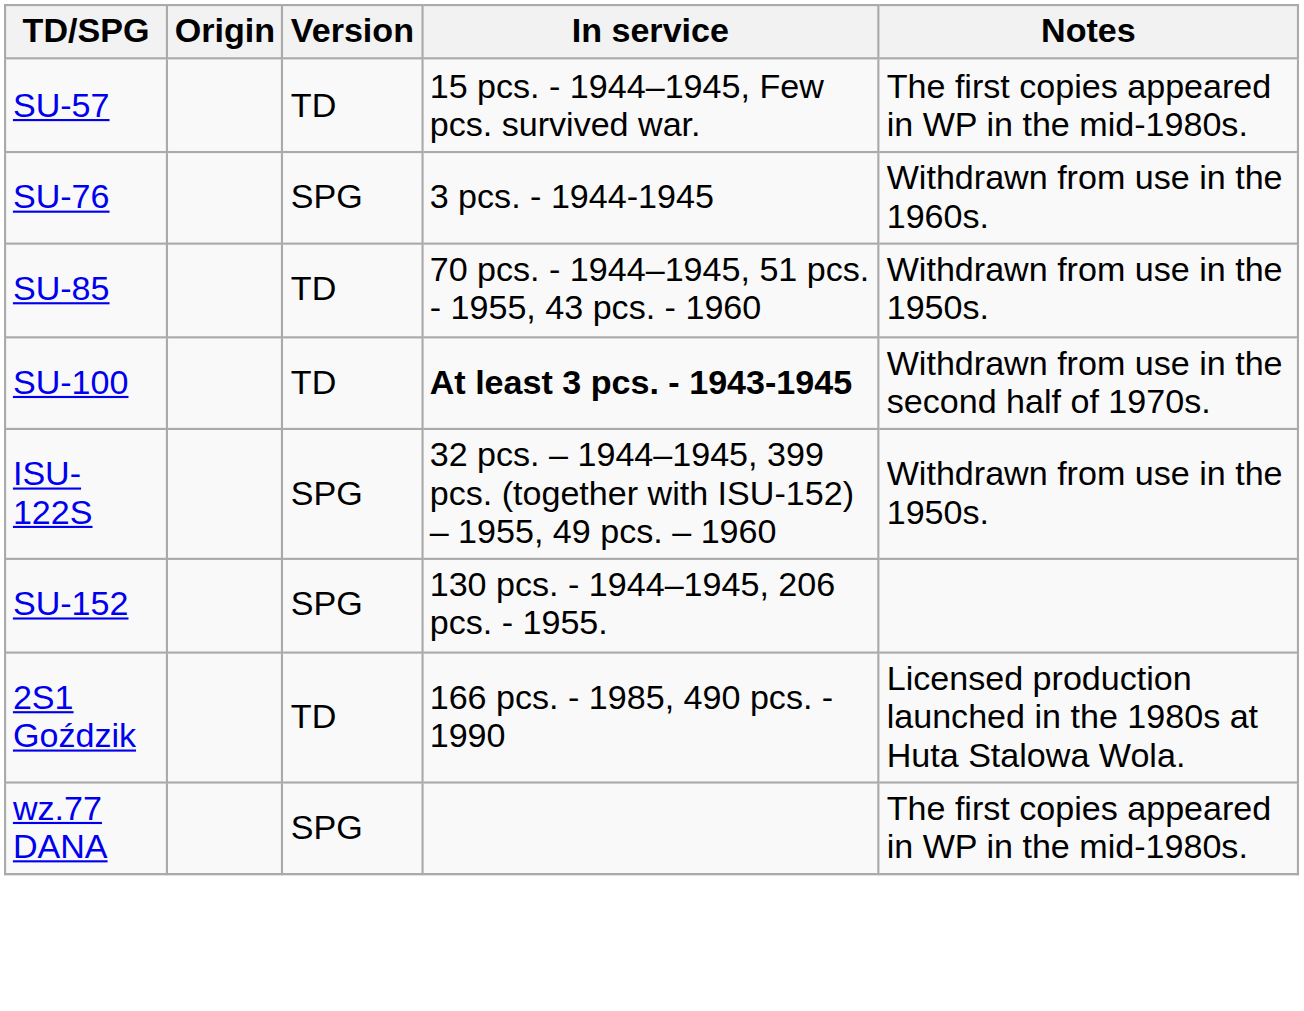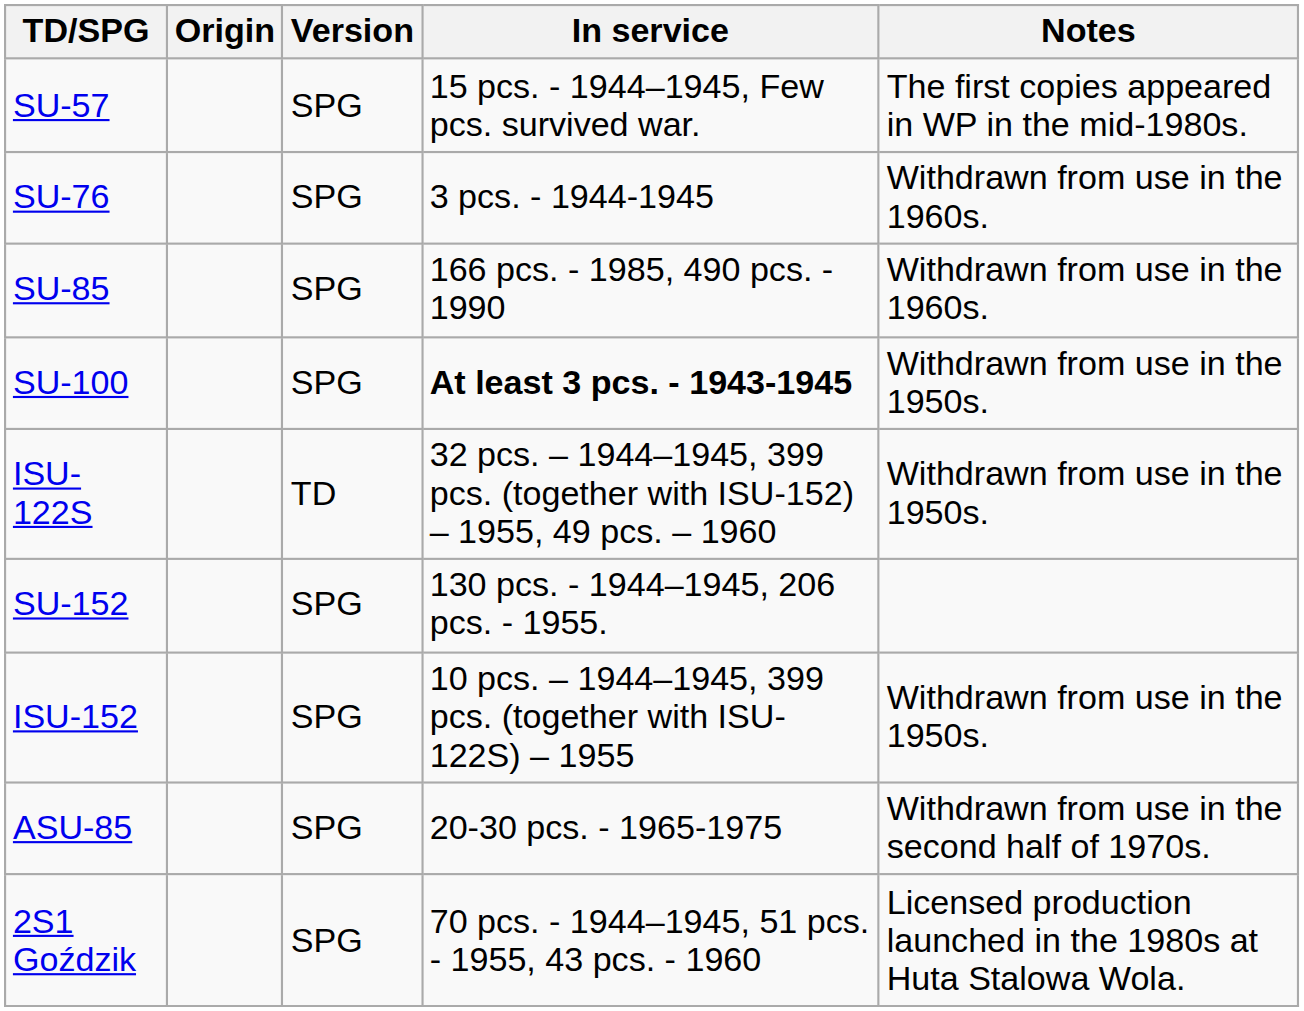(314, 104) TD -> (327, 104) SPG
(314, 289) TD -> (327, 289) SPG
(649, 289) 70 pcs. - 1944–1945, 51 pcs. - 1955, 43 pcs. - 1960 -> (631, 289) 166 pcs. - 1985, 490 pcs. - 1990
(1085, 289) Withdrawn from use in the 1950s. -> (1085, 289) Withdrawn from use in the 1960s.
(314, 381) TD -> (327, 381) SPG
(1085, 381) Withdrawn from use in the second half of 1970s. -> (1085, 381) Withdrawn from use in the 1950s.
(327, 493) SPG -> (314, 493) TD
+ row: (75, 716)
+ row: (73, 828)
(314, 716) TD -> (327, 939) SPG
(631, 716) 166 pcs. - 1985, 490 pcs. - 1990 -> (649, 939) 70 pcs. - 1944–1945, 51 pcs. - 1955, 43 pcs. - 1960
- row: (60, 828)
